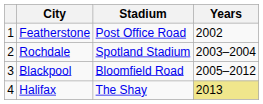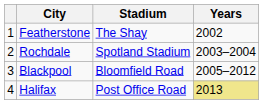(141, 33) Post Office Road -> (121, 33) The Shay
(121, 90) The Shay -> (141, 90) Post Office Road
